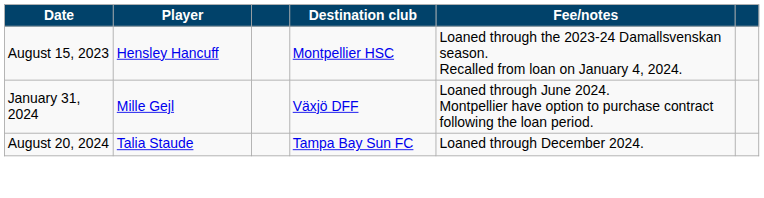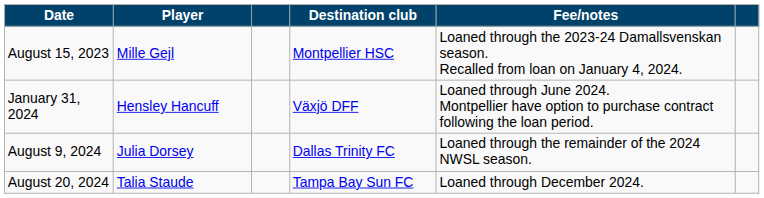(168, 53) Hensley Hancuff -> (145, 53) Mille Gejl
(145, 106) Mille Gejl -> (168, 106) Hensley Hancuff
+ row: (54, 152)
